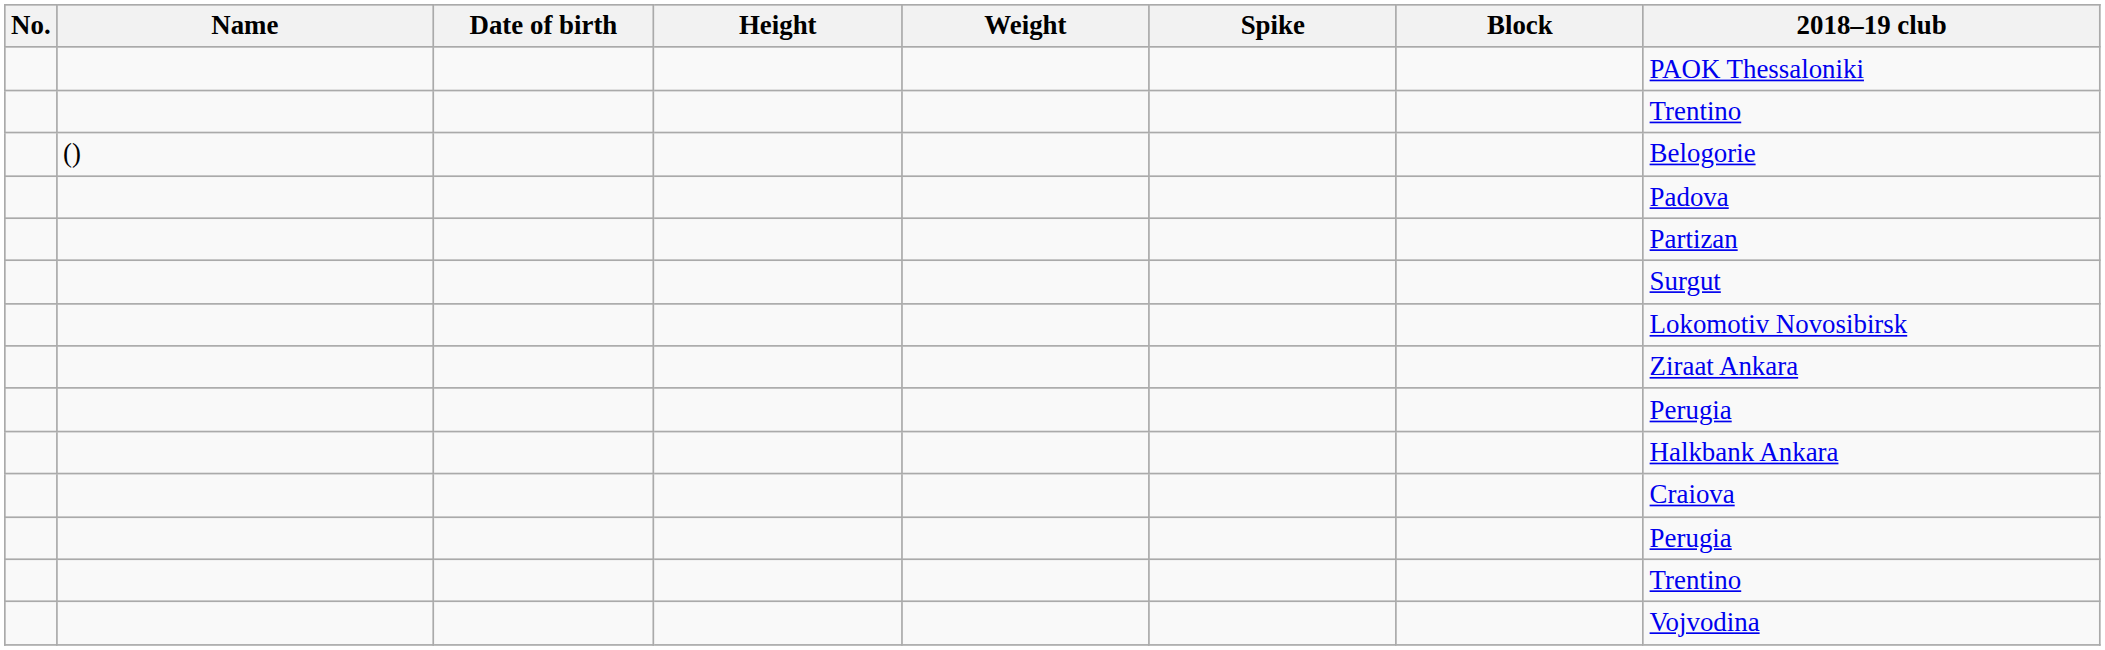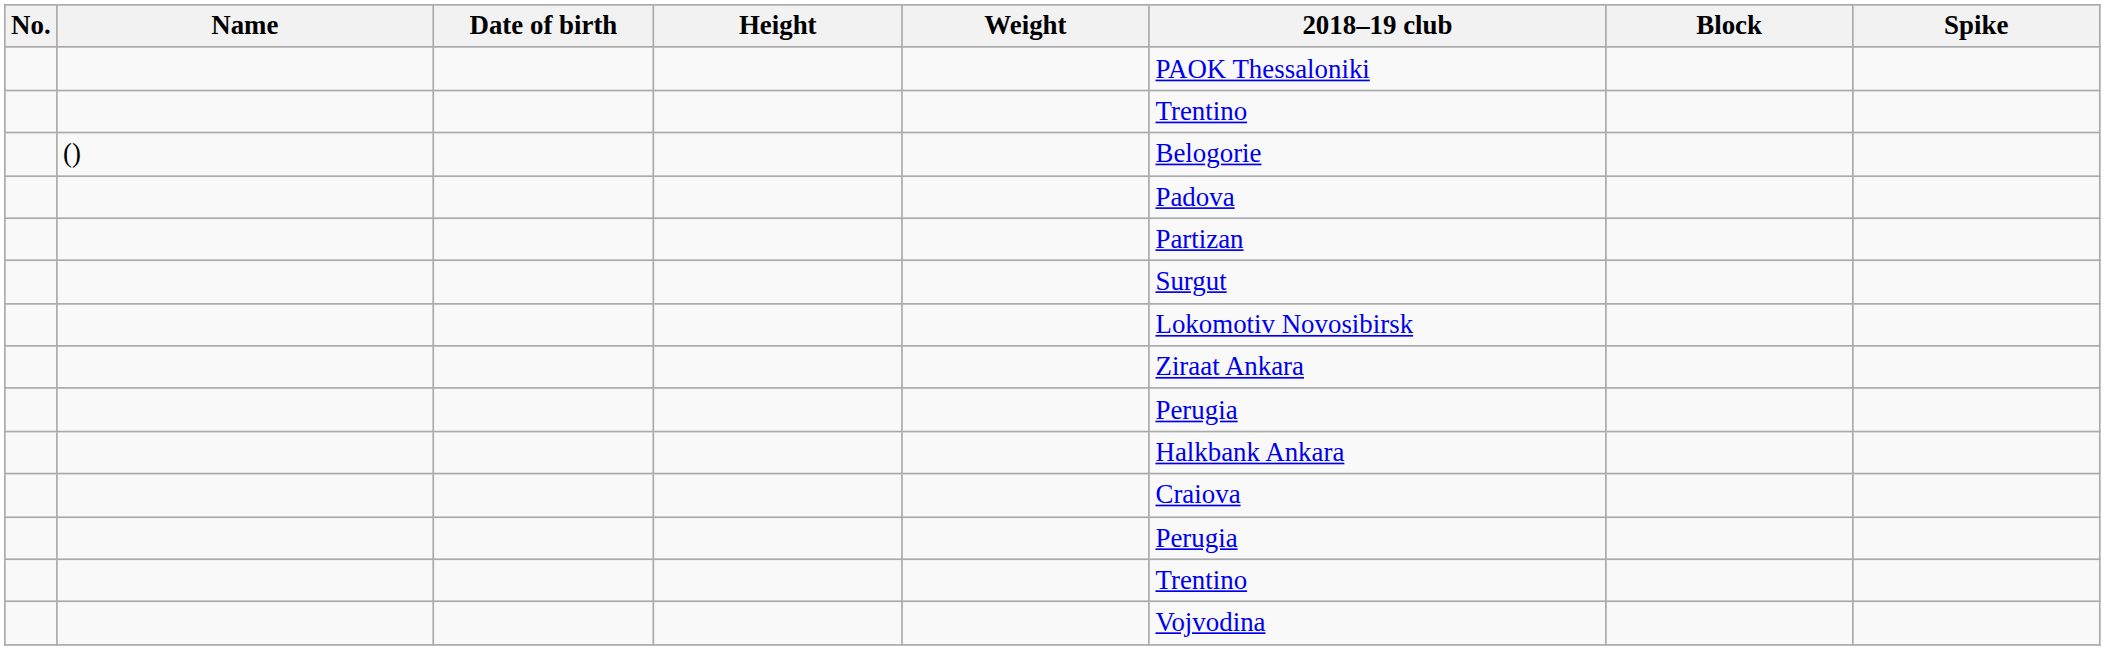columns swapped: (1273, 25) <-> (1872, 25)
